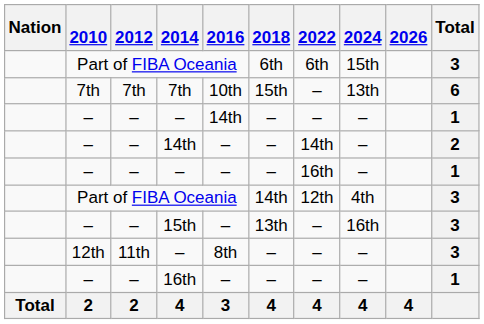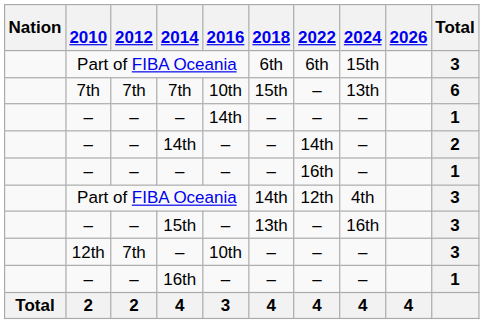(134, 252) 11th -> (134, 252) 7th
(225, 252) 8th -> (225, 252) 10th
